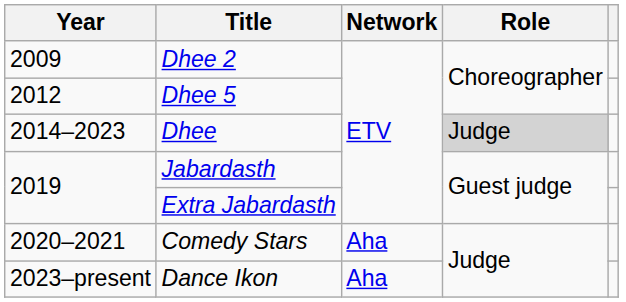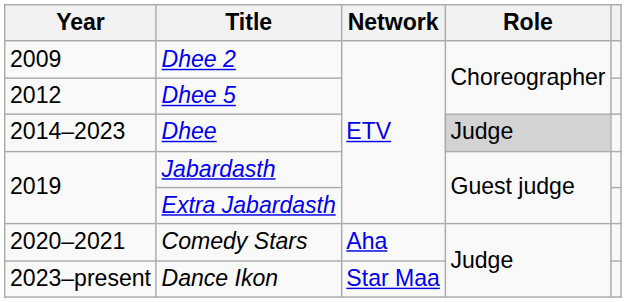(367, 278) Aha -> (393, 278) Star Maa
